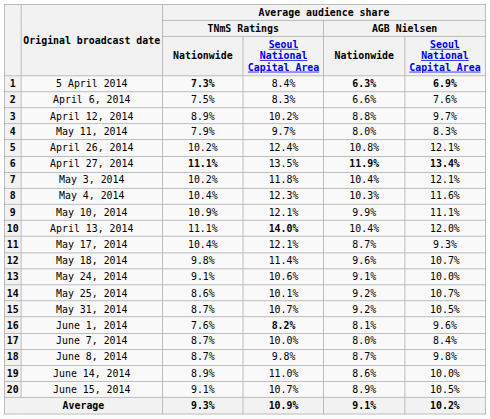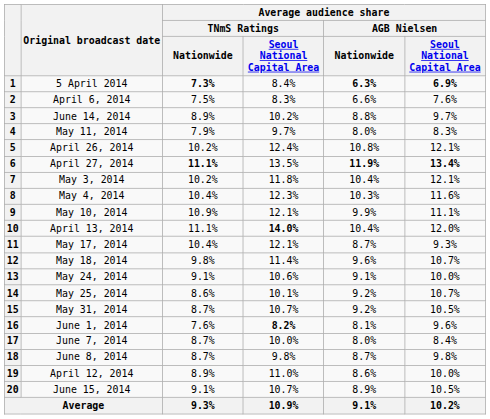(92, 116) April 12, 2014 -> (92, 116) June 14, 2014
(92, 373) June 14, 2014 -> (92, 373) April 12, 2014
